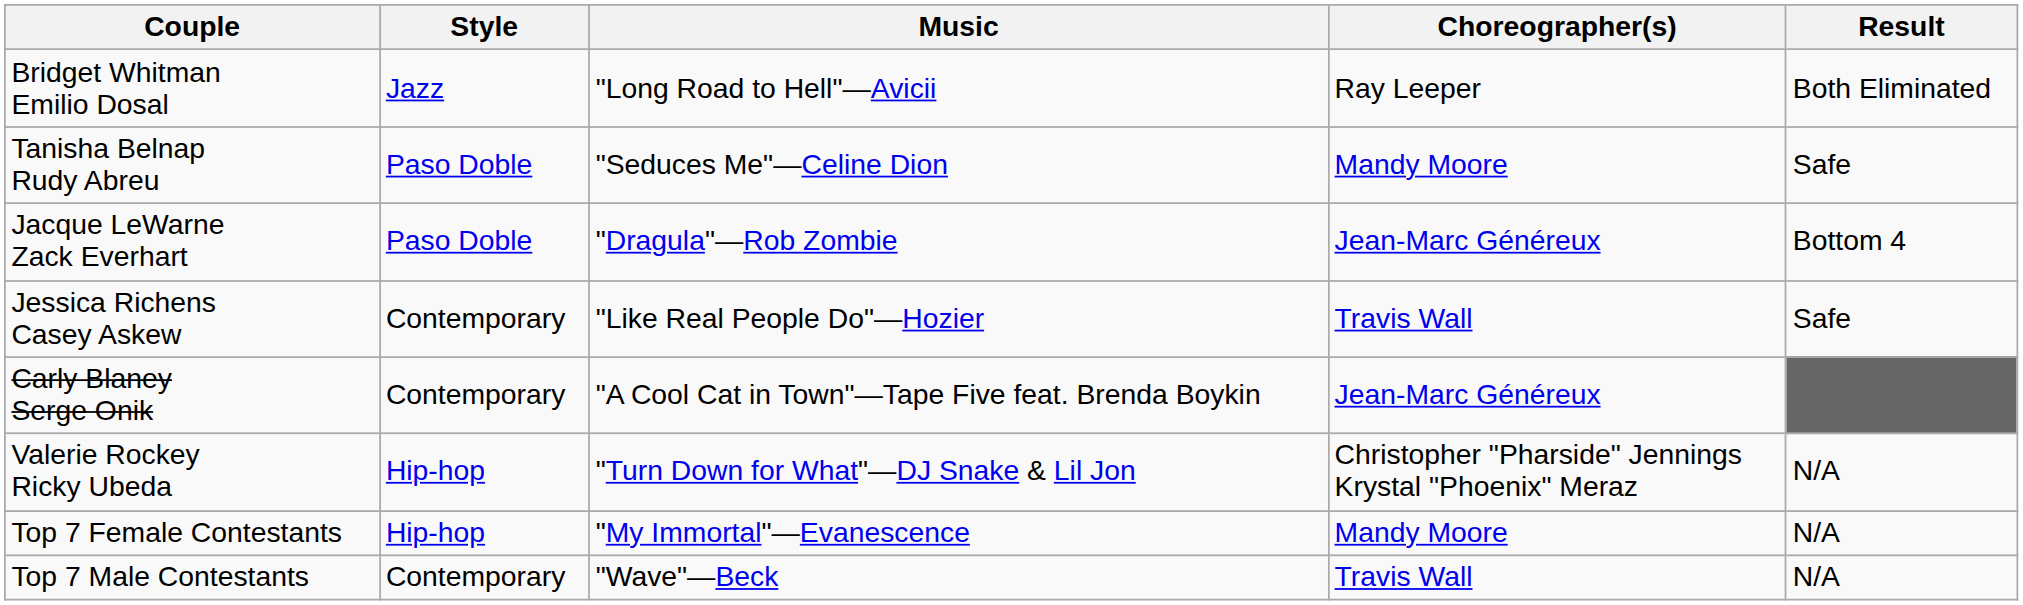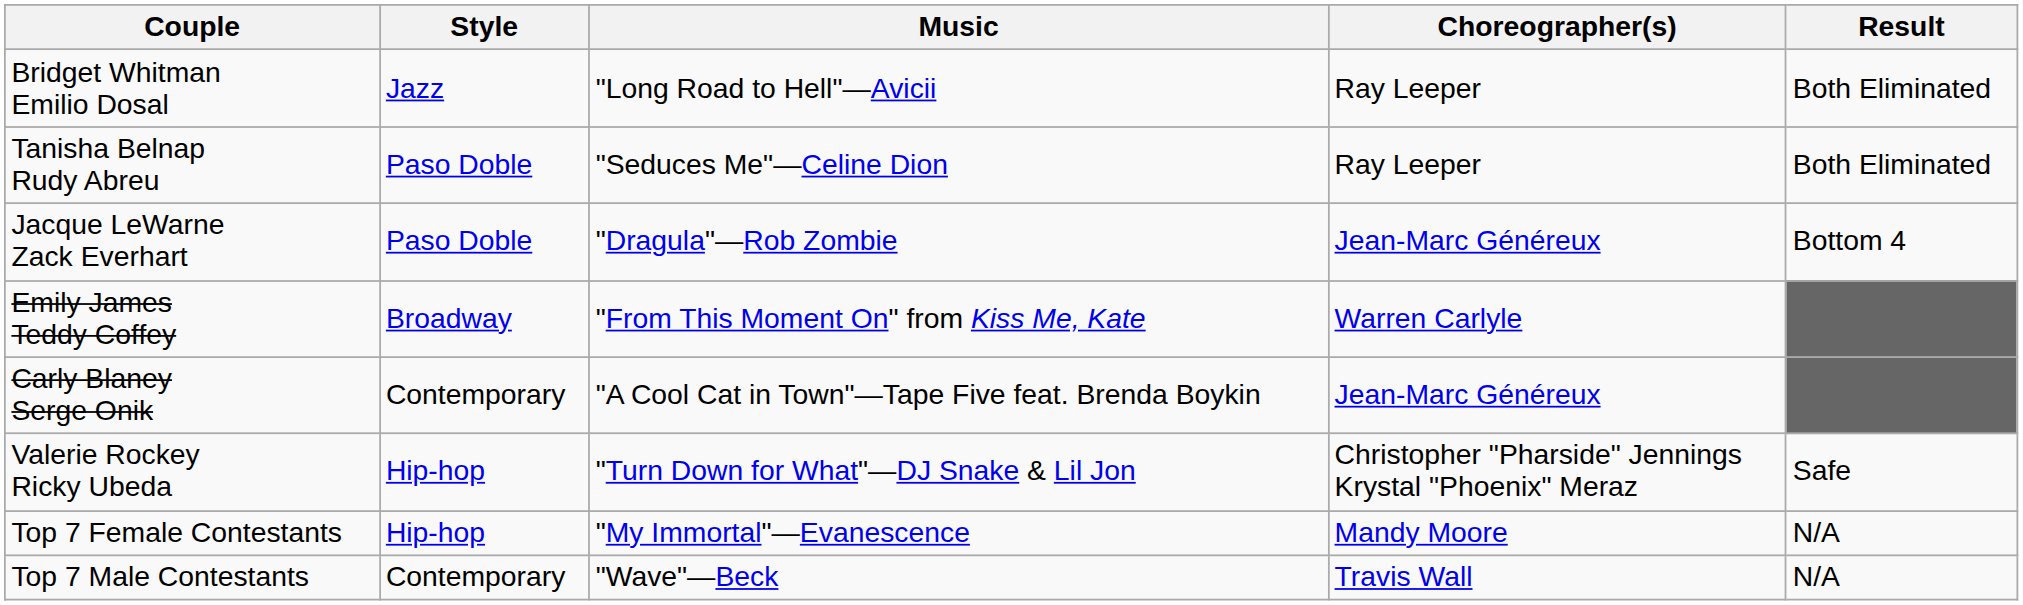(1421, 164) Mandy Moore -> (1408, 164) Ray Leeper
(1822, 164) Safe -> (1892, 164) Both Eliminated
+ row: (94, 318)
- row: (114, 318)
(1816, 471) N/A -> (1822, 471) Safe
